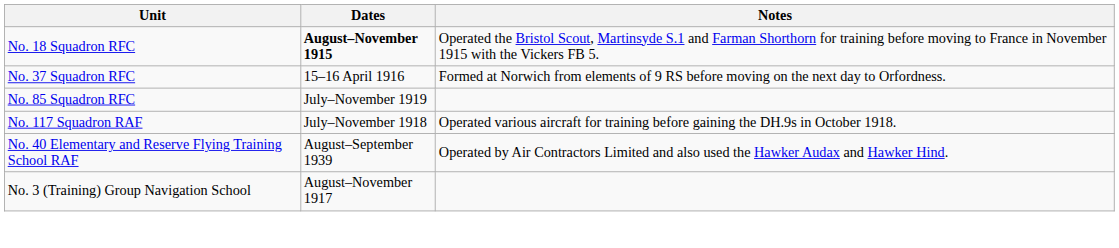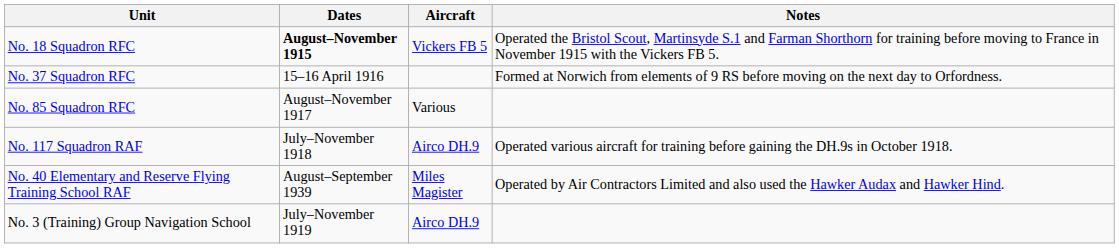+ column: (450, 15)
(365, 99) July–November 1919 -> (337, 107) August–November 1917
(358, 191) August–November 1917 -> (329, 223) July–November 1919
